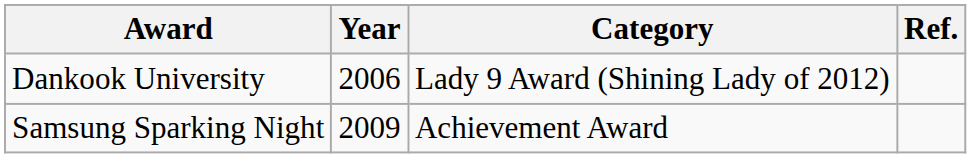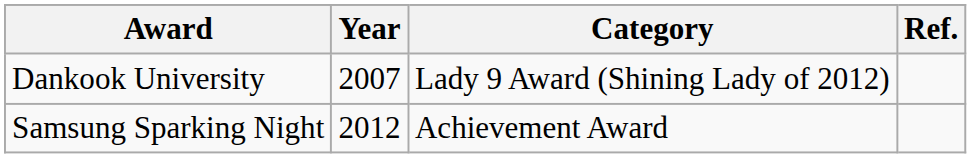(370, 78) 2006 -> (370, 78) 2007
(370, 127) 2009 -> (370, 127) 2012
